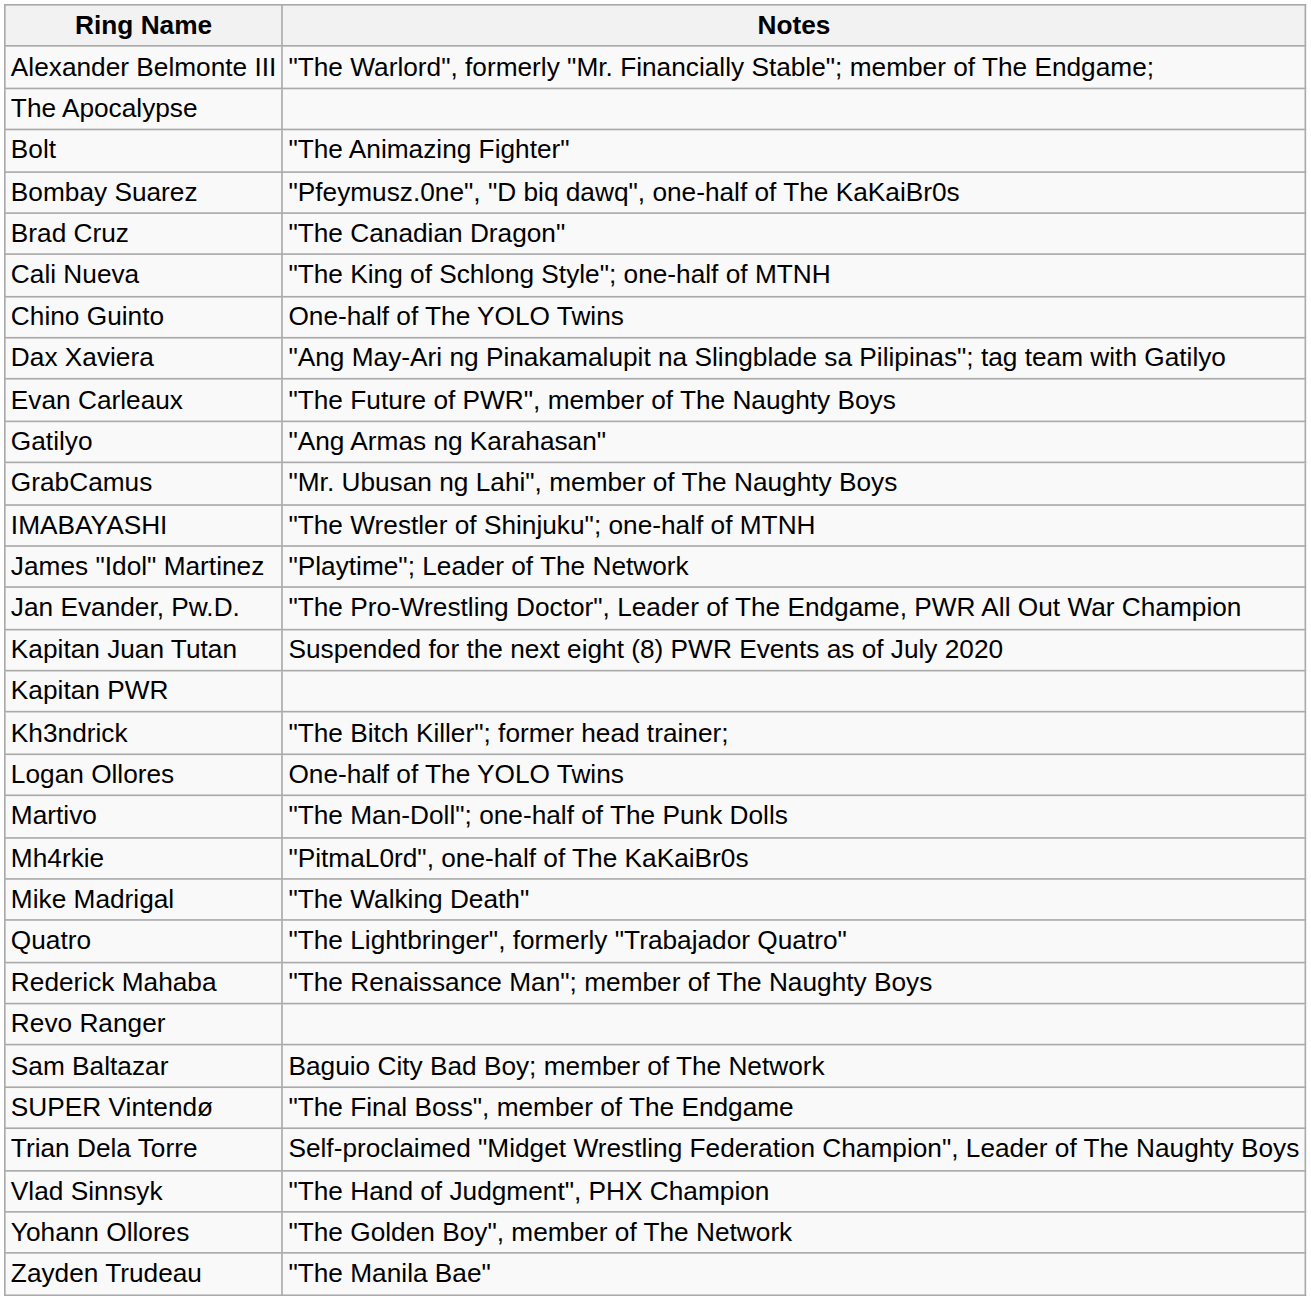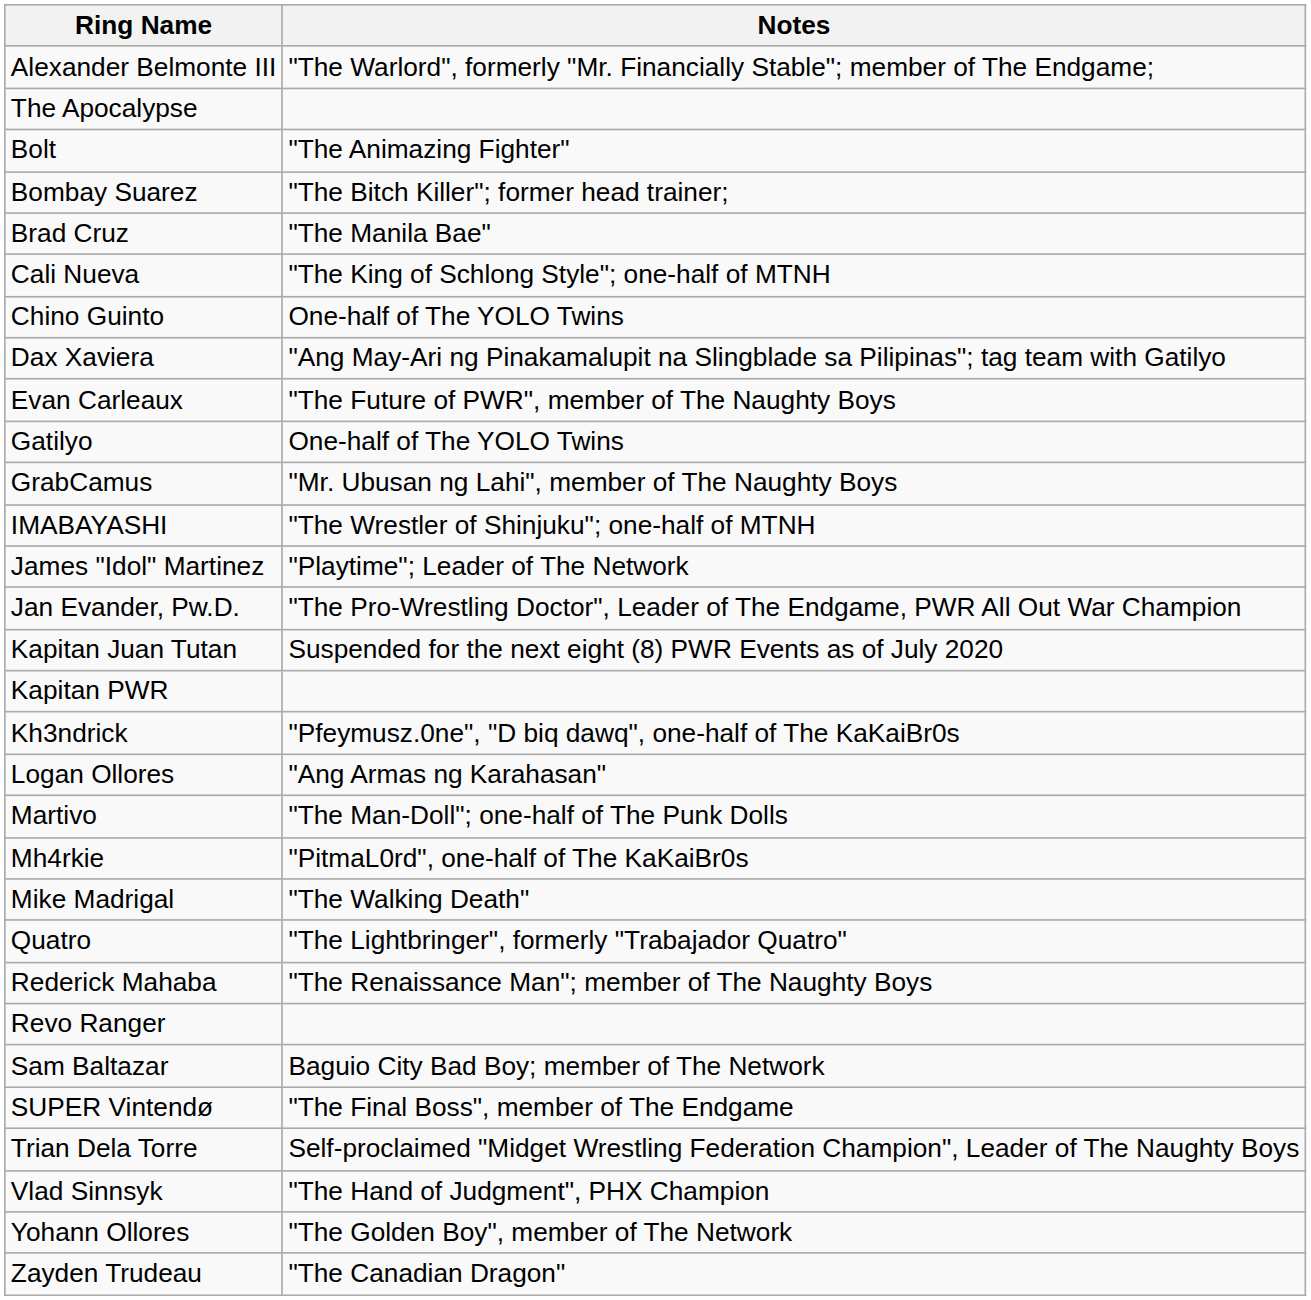(624, 191) "Pfeymusz.0ne", "D biq dawq", one-half of The KaKaiBr0s -> (508, 191) "The Bitch Killer"; former head trainer;
(427, 233) "The Canadian Dragon" -> (390, 233) "The Manila Bae"
(447, 441) "Ang Armas ng Karahasan" -> (456, 441) One-half of The YOLO Twins
(508, 732) "The Bitch Killer"; former head trainer; -> (624, 732) "Pfeymusz.0ne", "D biq dawq", one-half of The KaKaiBr0s
(456, 774) One-half of The YOLO Twins -> (447, 774) "Ang Armas ng Karahasan"
(390, 1273) "The Manila Bae" -> (427, 1273) "The Canadian Dragon"
